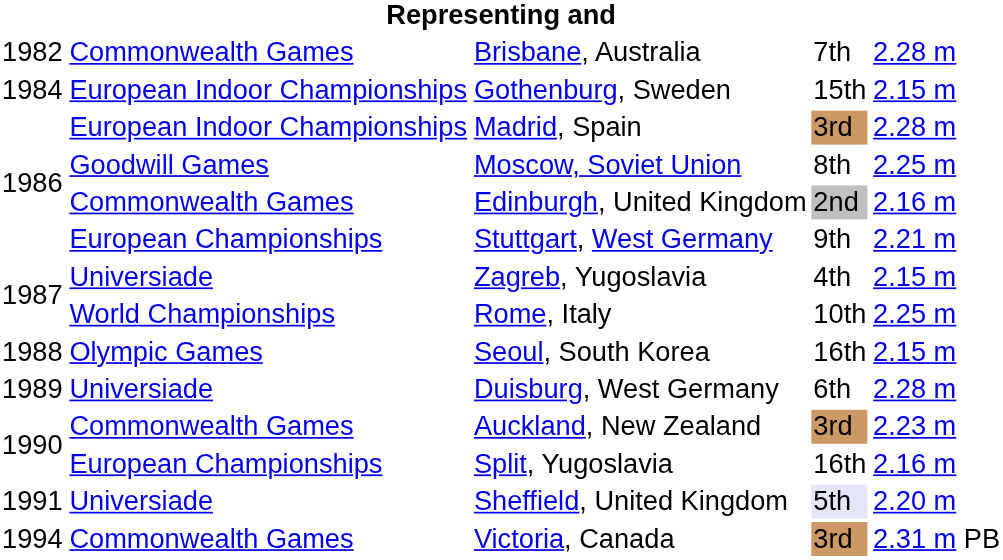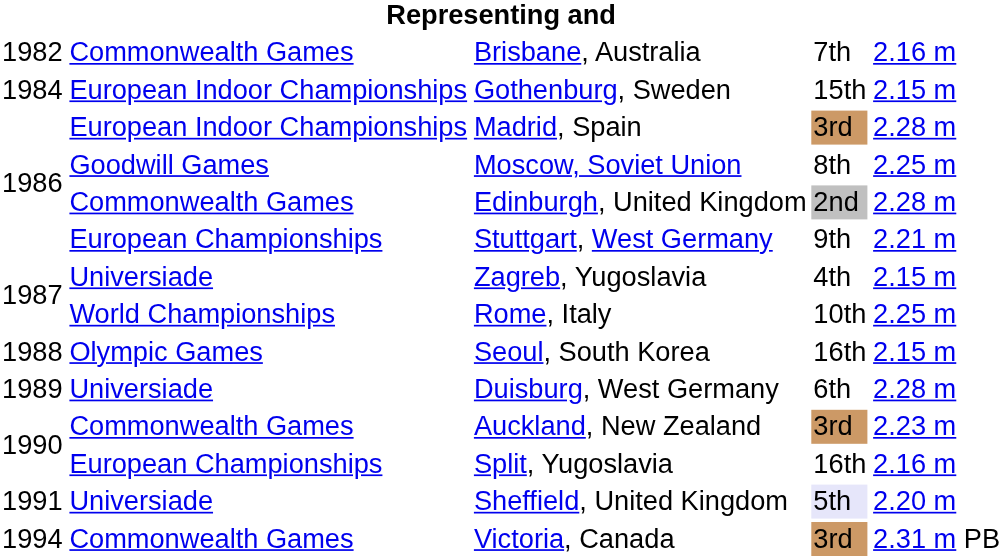(915, 52) 2.28 m -> (915, 52) 2.16 m
(915, 202) 2.16 m -> (915, 202) 2.28 m
